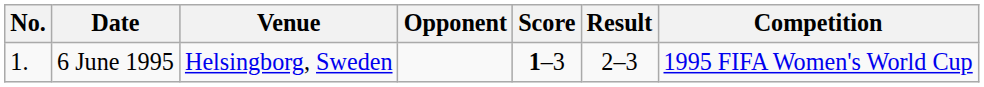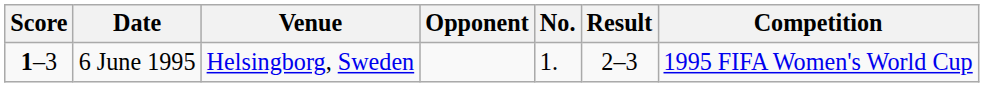columns swapped: (28, 23) <-> (547, 23)
